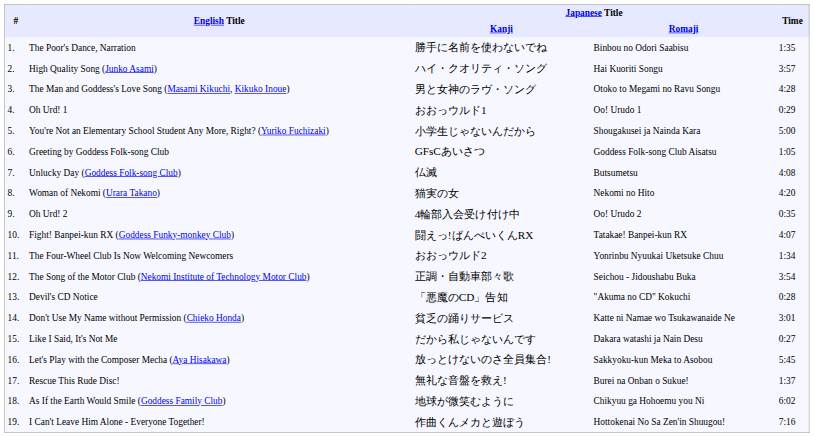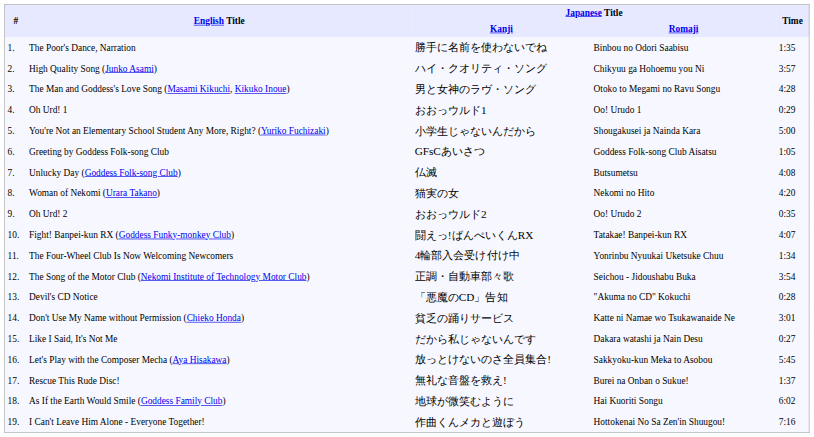(628, 68) Hai Kuoriti Songu -> (649, 68) Chikyuu ga Hohoemu you Ni
(467, 214) 4輪部入会受け付け中 -> (451, 214) おおっウルド2
(451, 256) おおっウルド2 -> (467, 256) 4輪部入会受け付け中
(649, 401) Chikyuu ga Hohoemu you Ni -> (628, 401) Hai Kuoriti Songu
